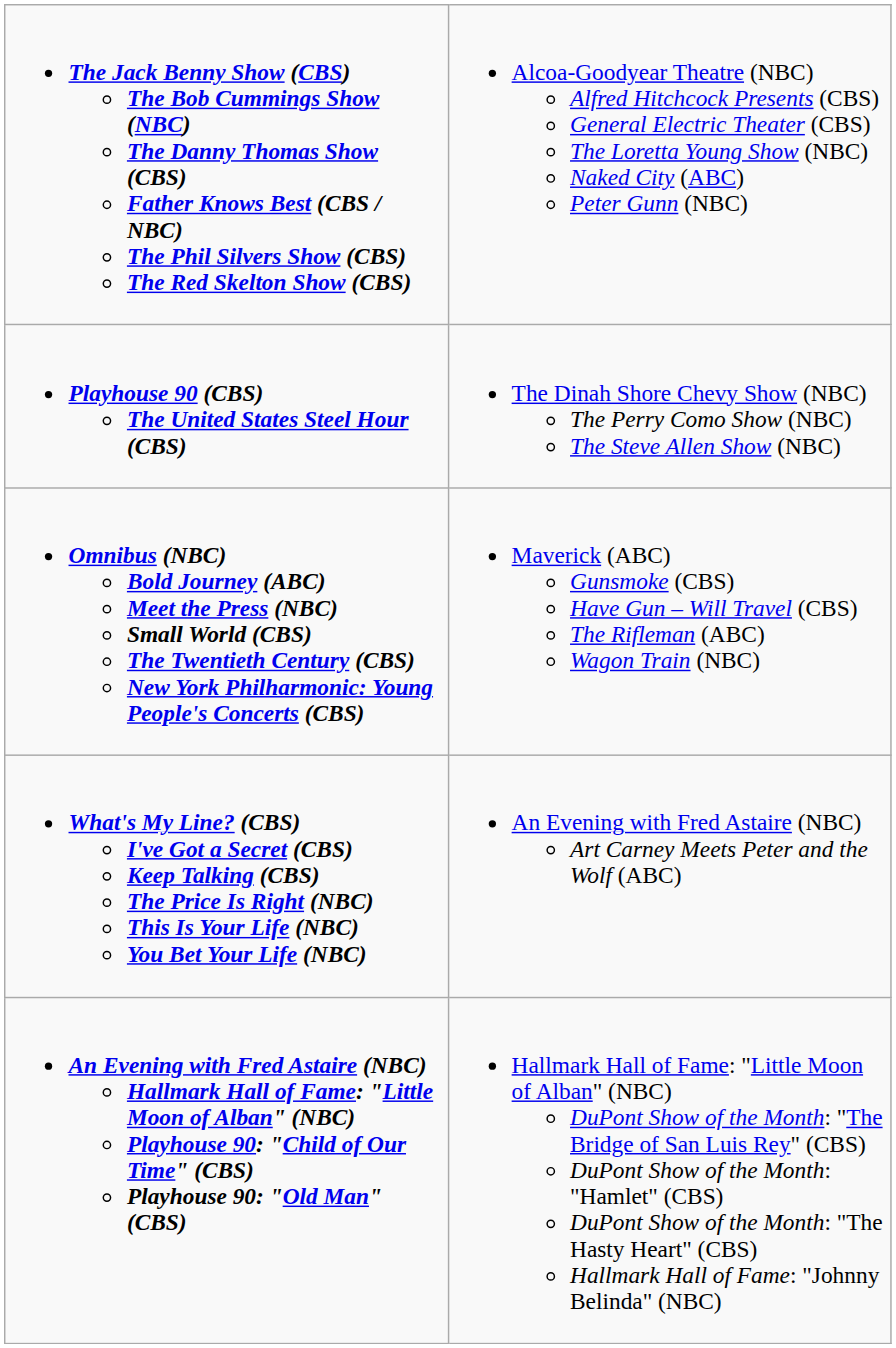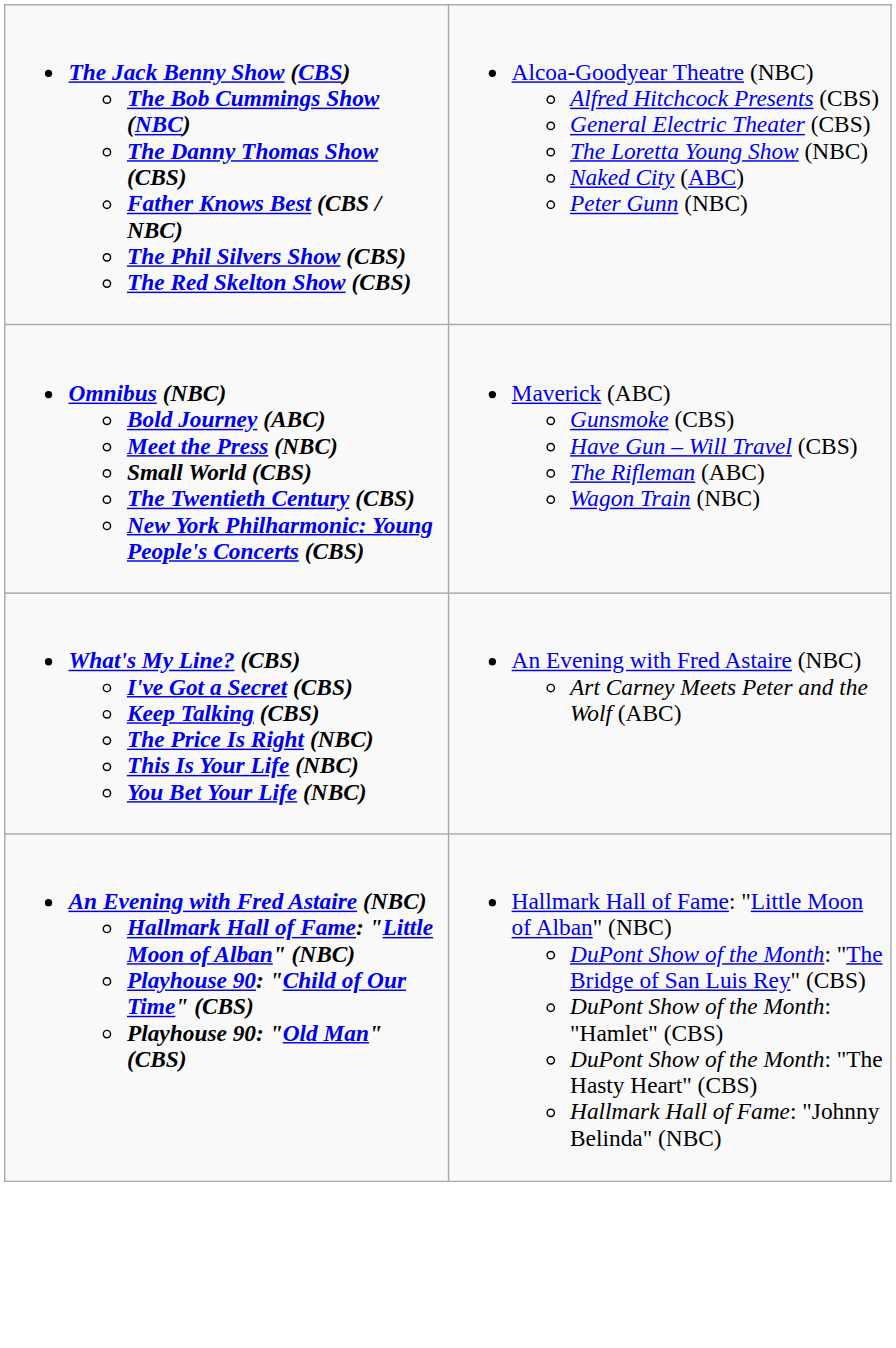- row: (226, 419)
